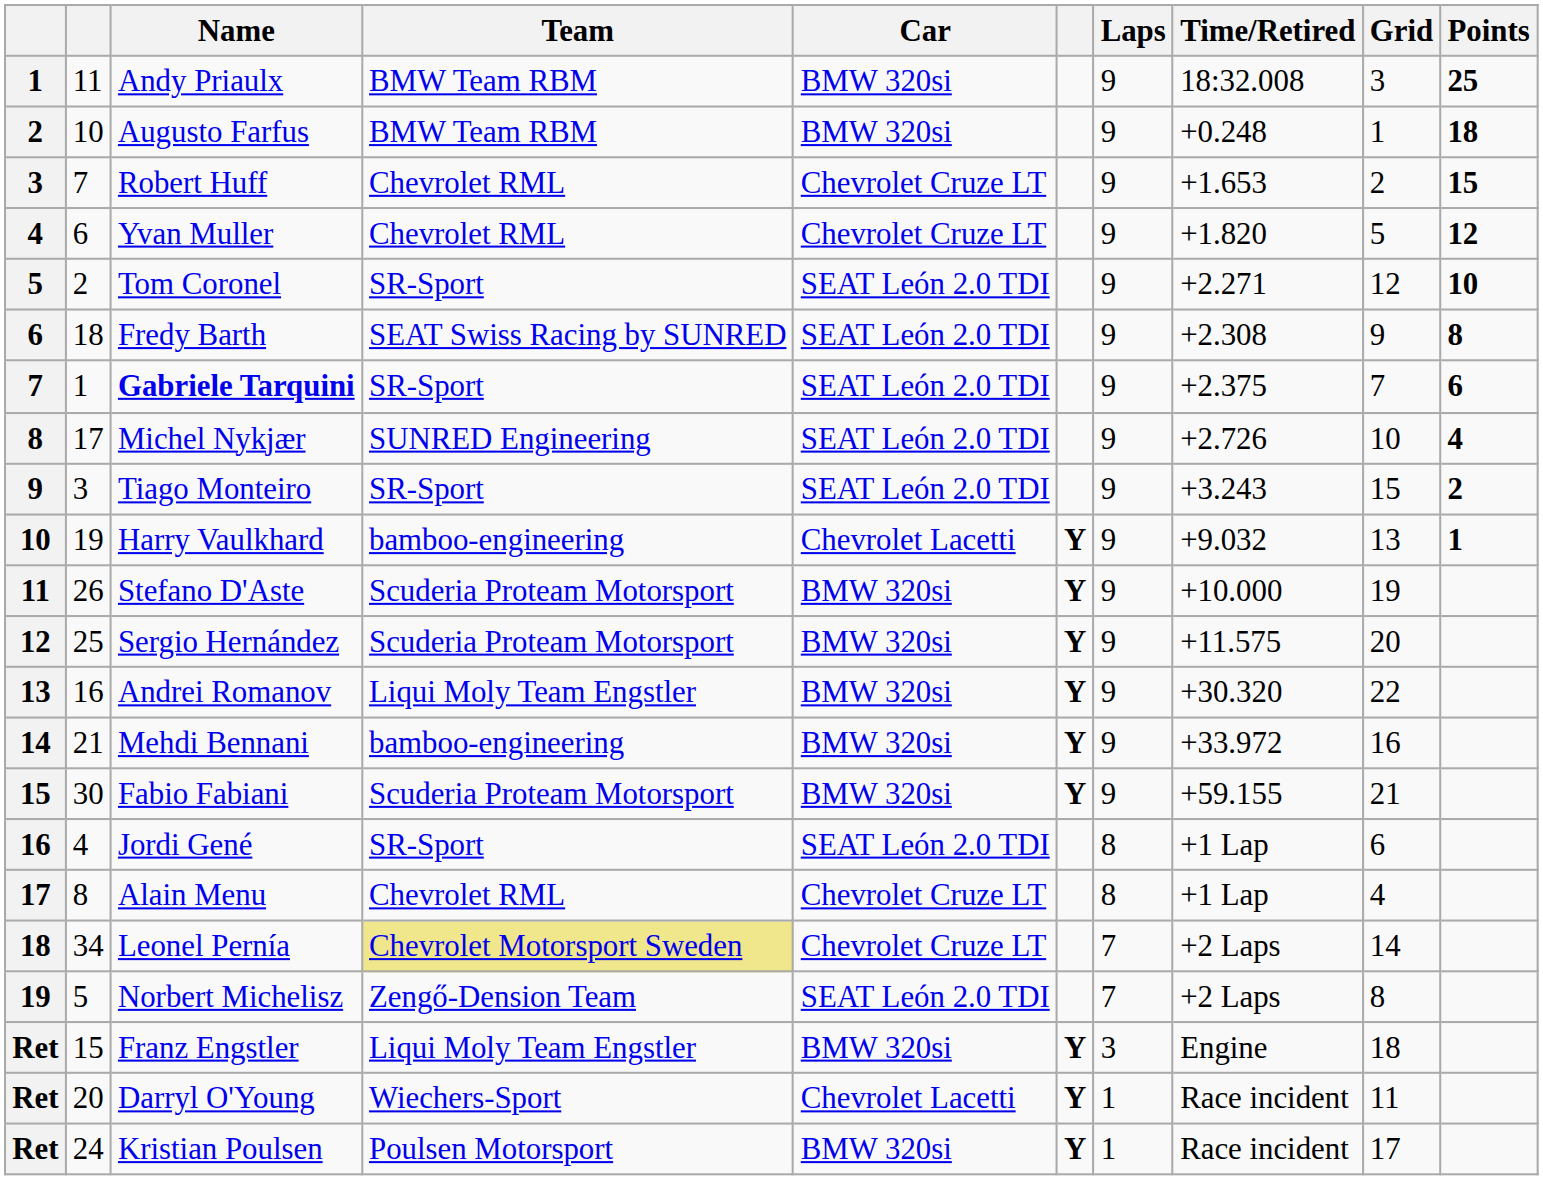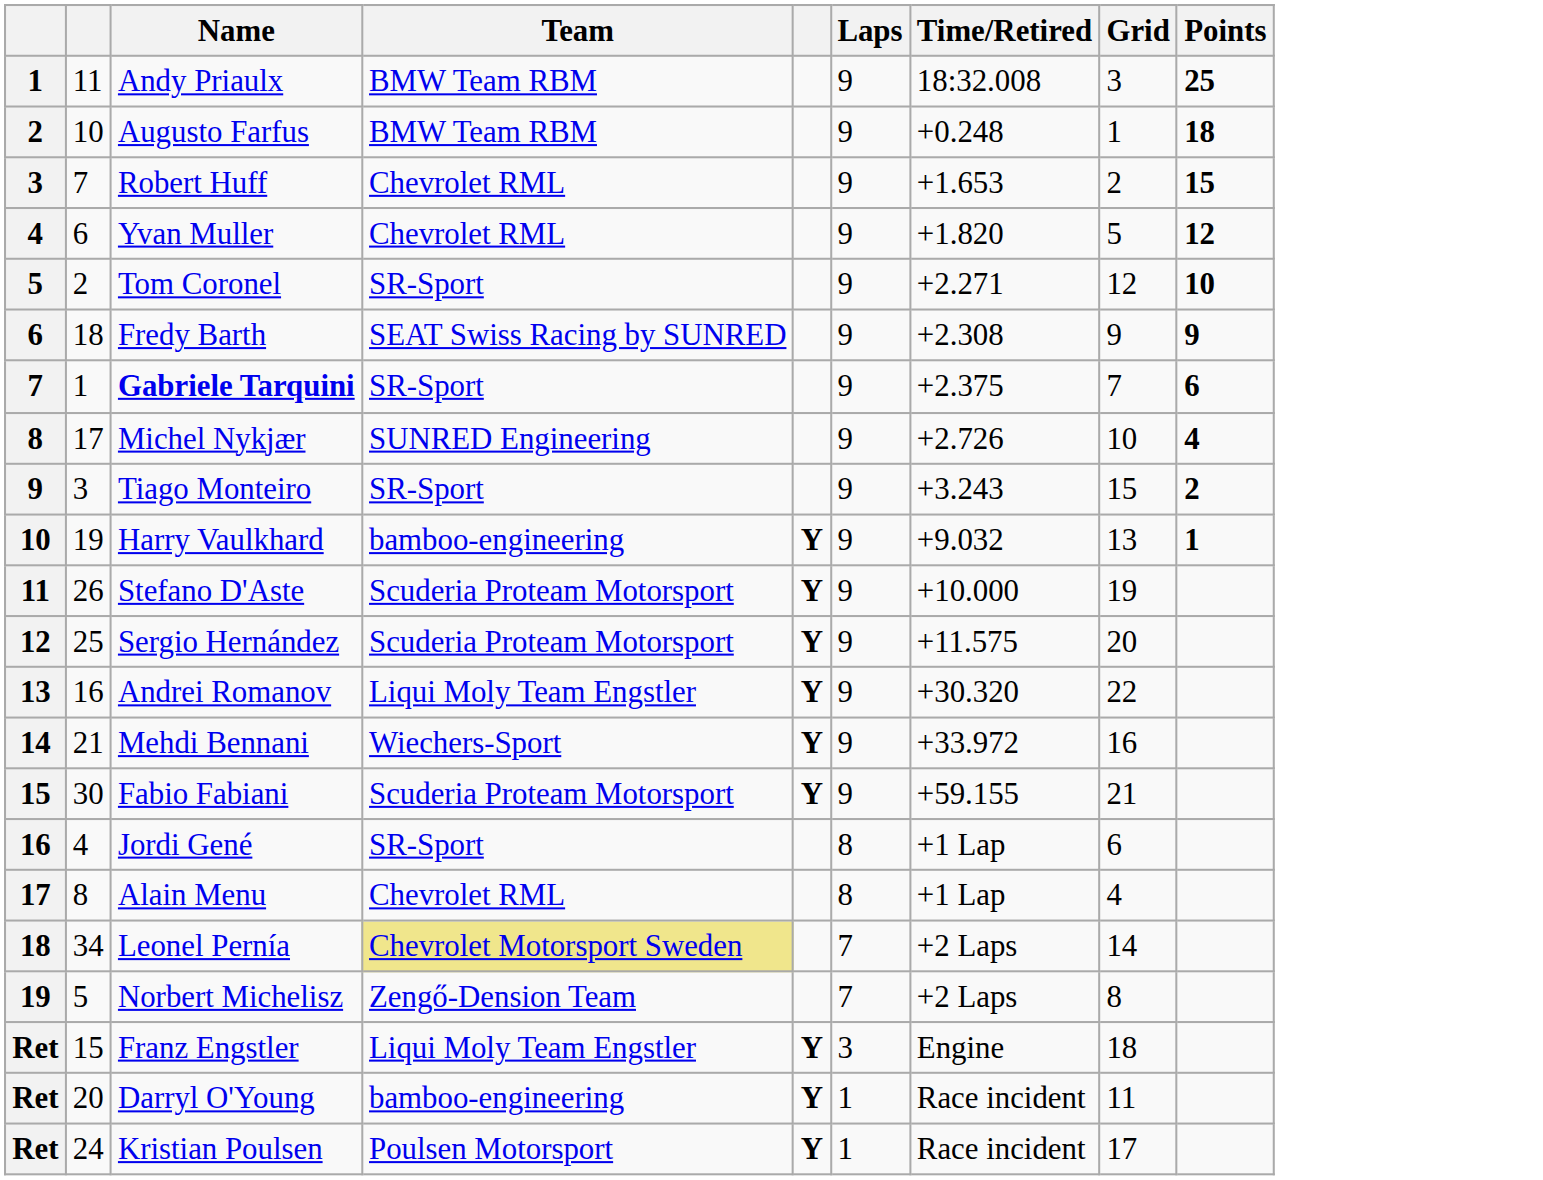- column: (925, 30)
(1455, 335) 8 -> (1192, 335) 9
(497, 742) bamboo-engineering -> (465, 742) Wiechers-Sport
(465, 1098) Wiechers-Sport -> (497, 1098) bamboo-engineering
